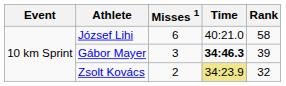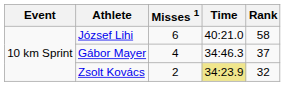(175, 54) 3 -> (175, 54) 4
(224, 54) bold -> (224, 54) normal
(264, 54) 39 -> (263, 54) 37
